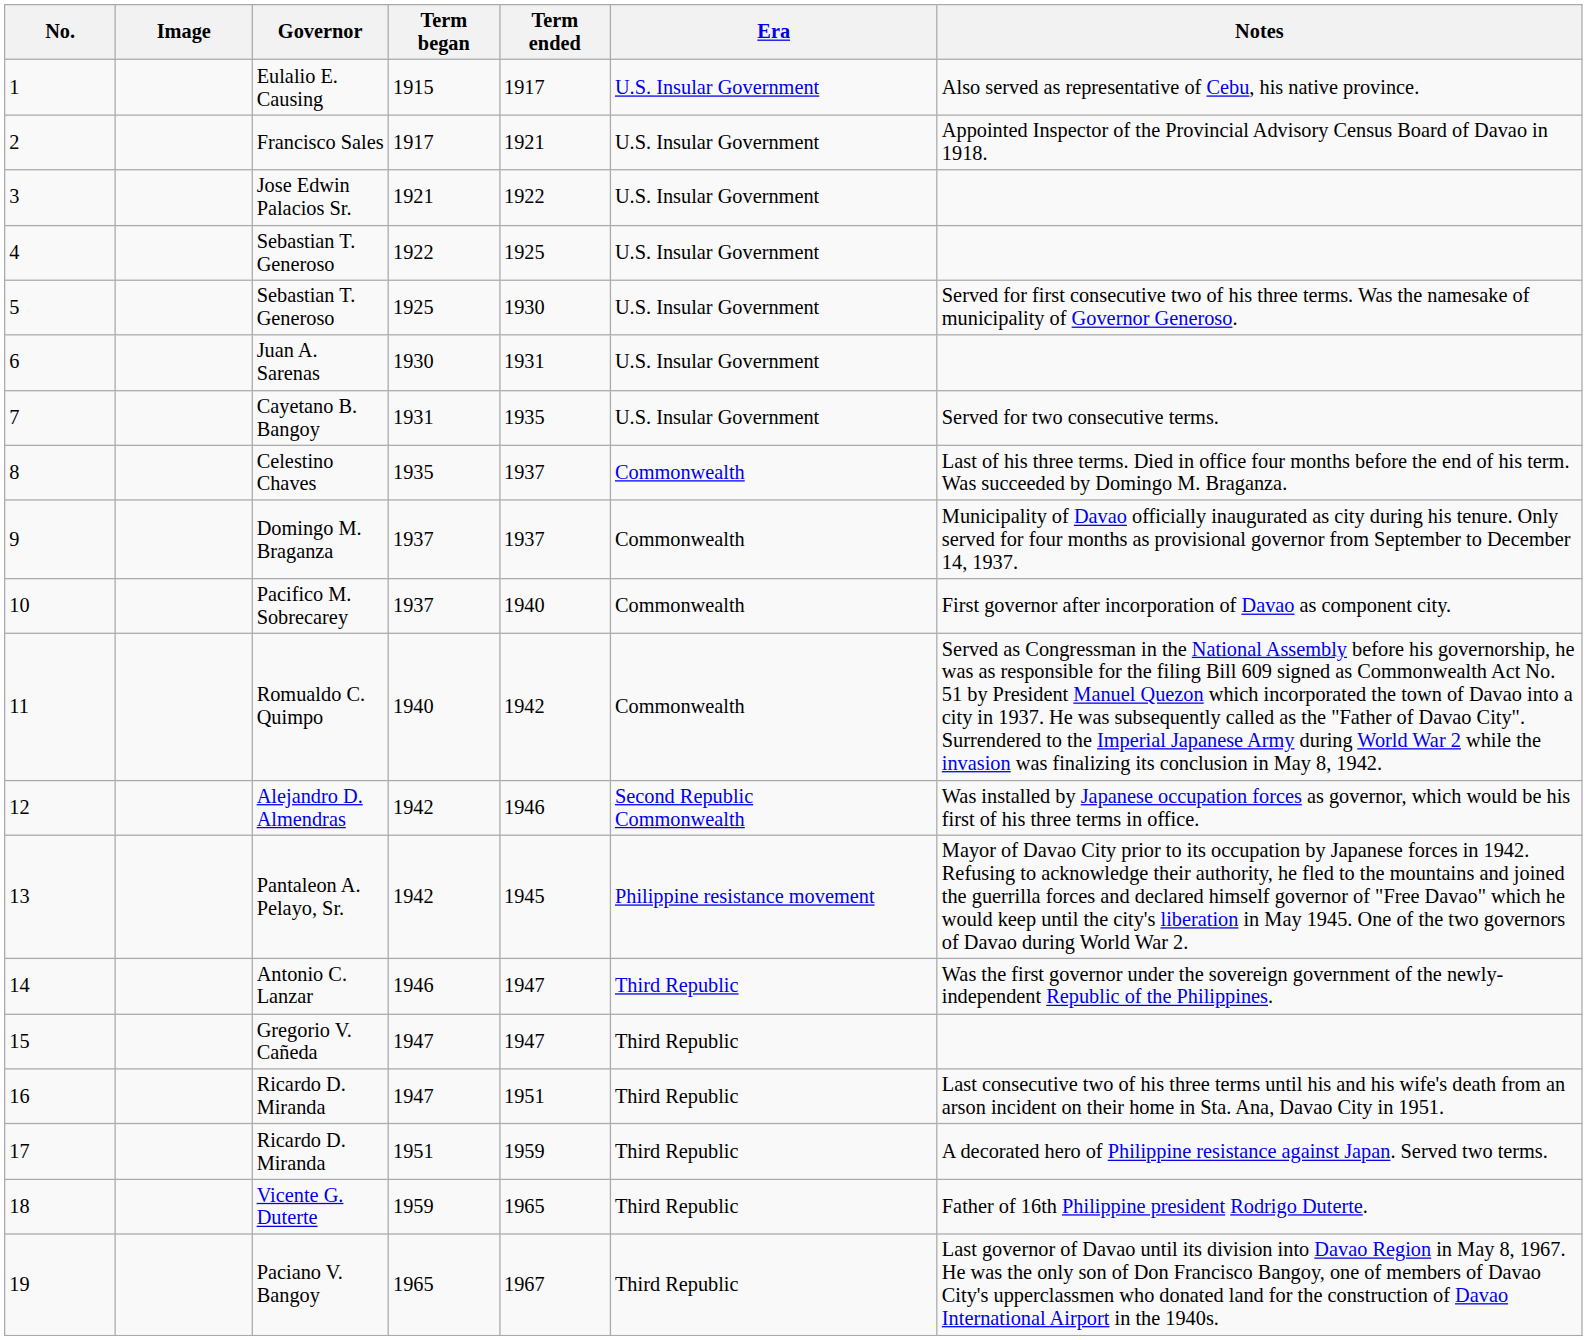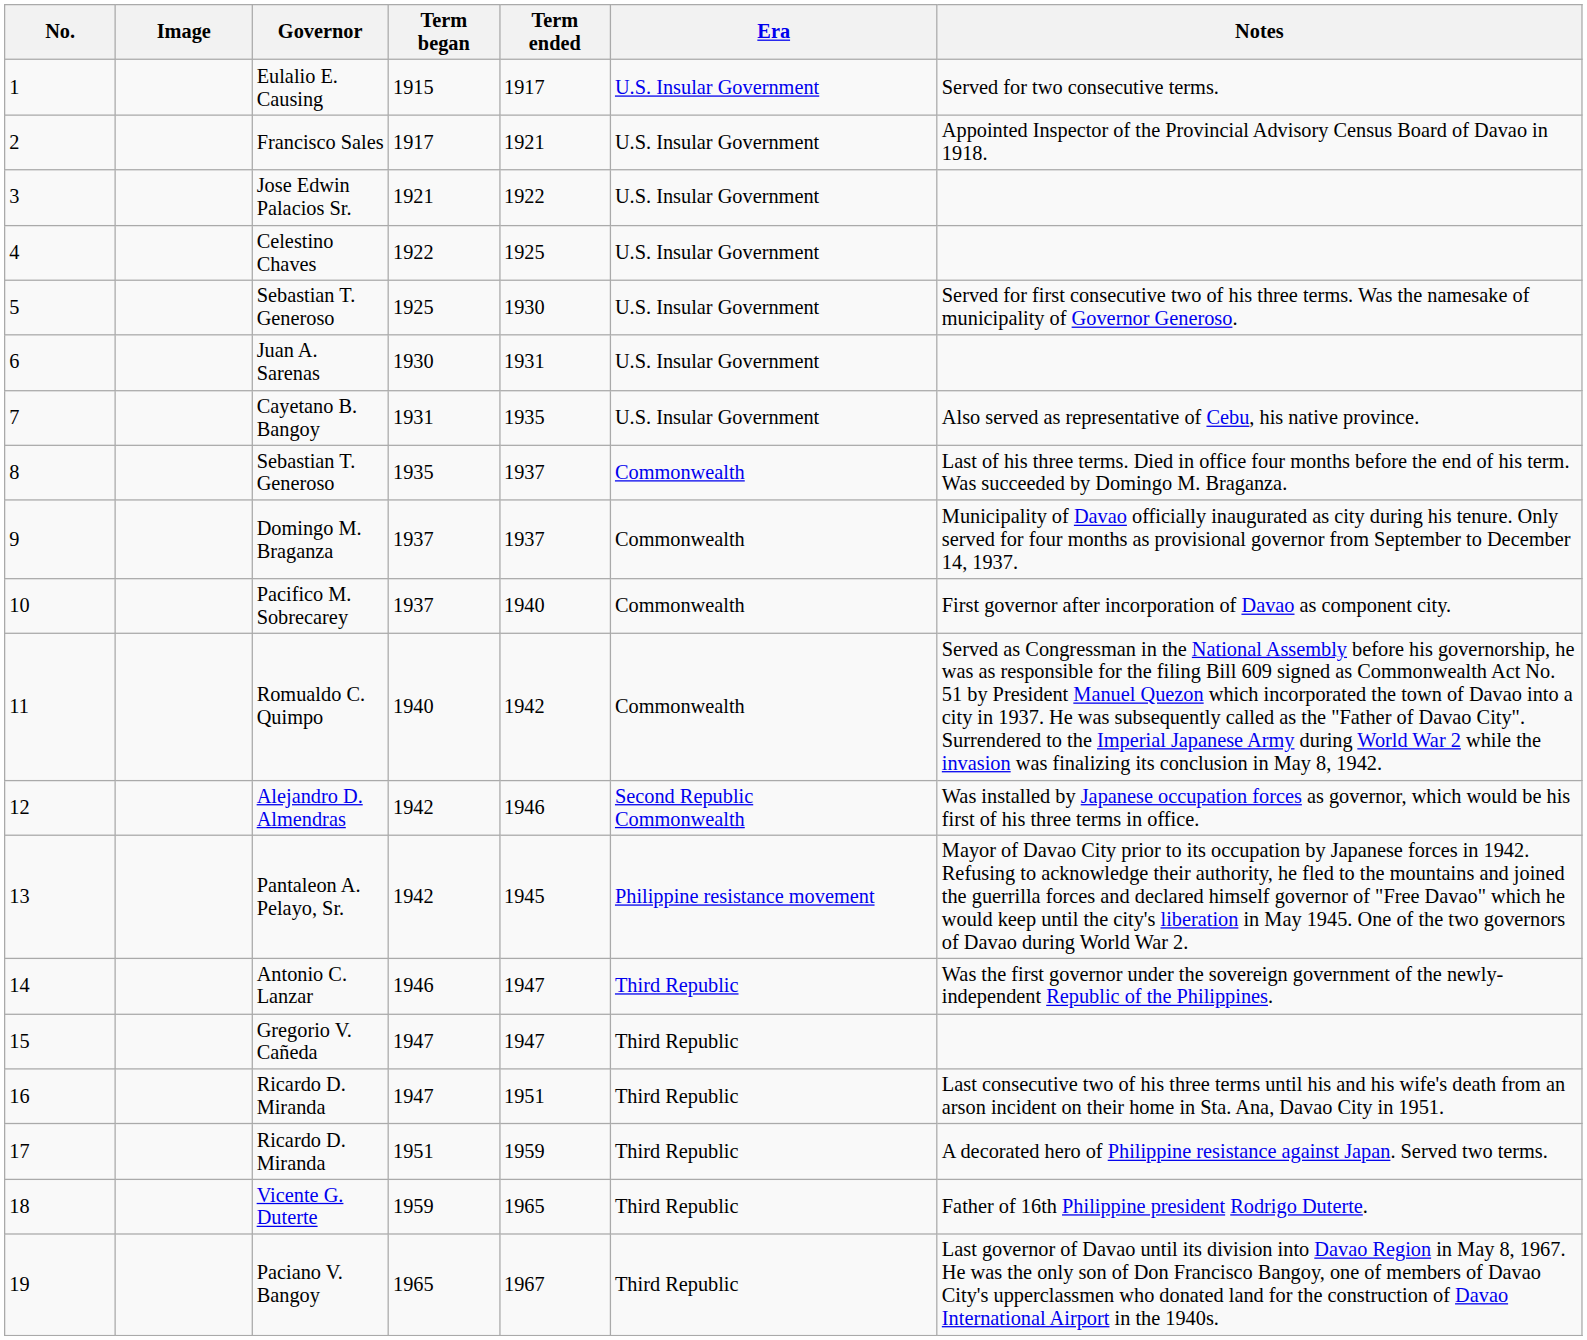(1181, 87) Also served as representative of Cebu, his native province. -> (1080, 87) Served for two consecutive terms.
(306, 252) Sebastian T. Generoso -> (295, 252) Celestino Chaves
(1080, 417) Served for two consecutive terms. -> (1181, 417) Also served as representative of Cebu, his native province.
(295, 472) Celestino Chaves -> (306, 472) Sebastian T. Generoso
